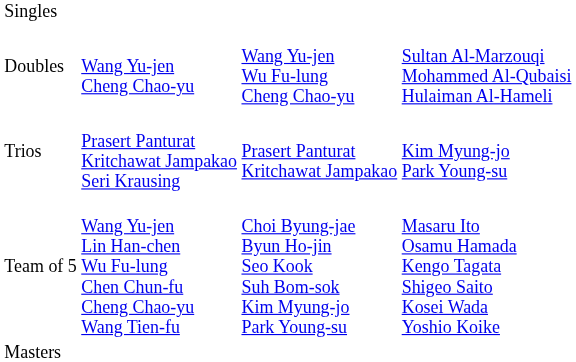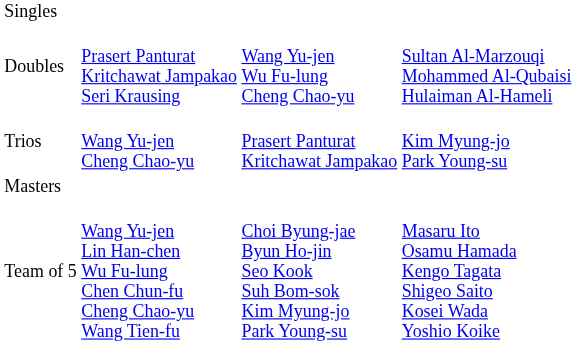(138, 76) Wang Yu-jen Cheng Chao-yu -> (159, 76) Prasert Panturat Kritchawat Jampakao Seri Krausing
(159, 161) Prasert Panturat Kritchawat Jampakao Seri Krausing -> (138, 151) Wang Yu-jen Cheng Chao-yu
rows swapped: (41, 266) <-> (33, 351)
